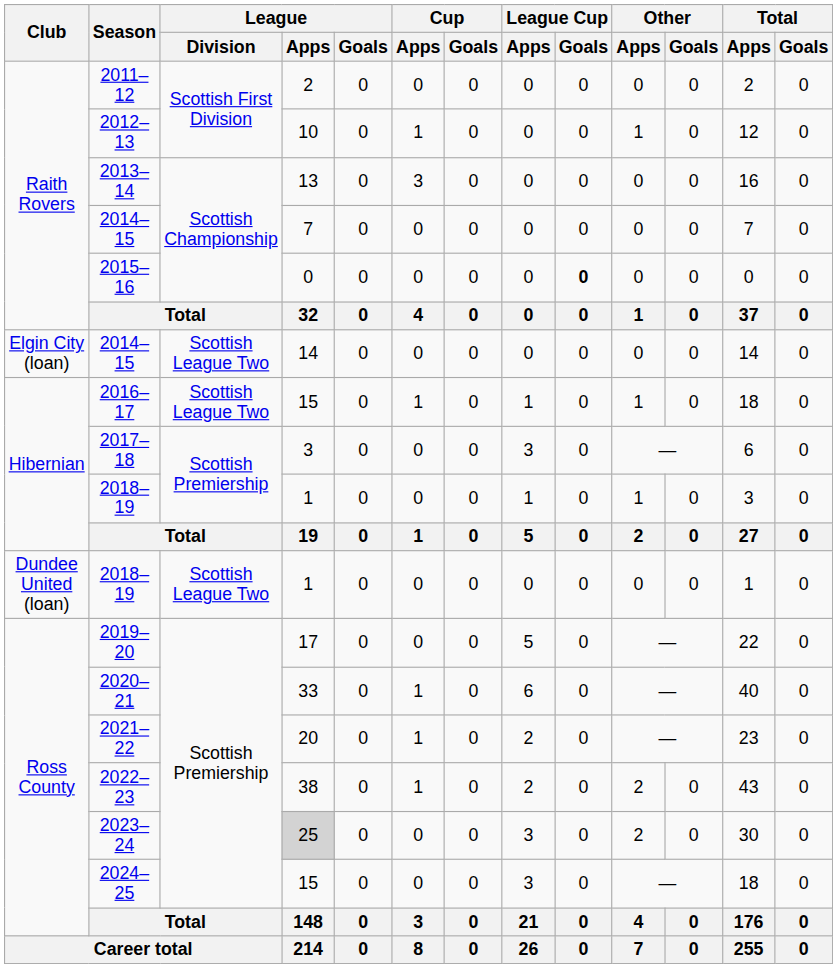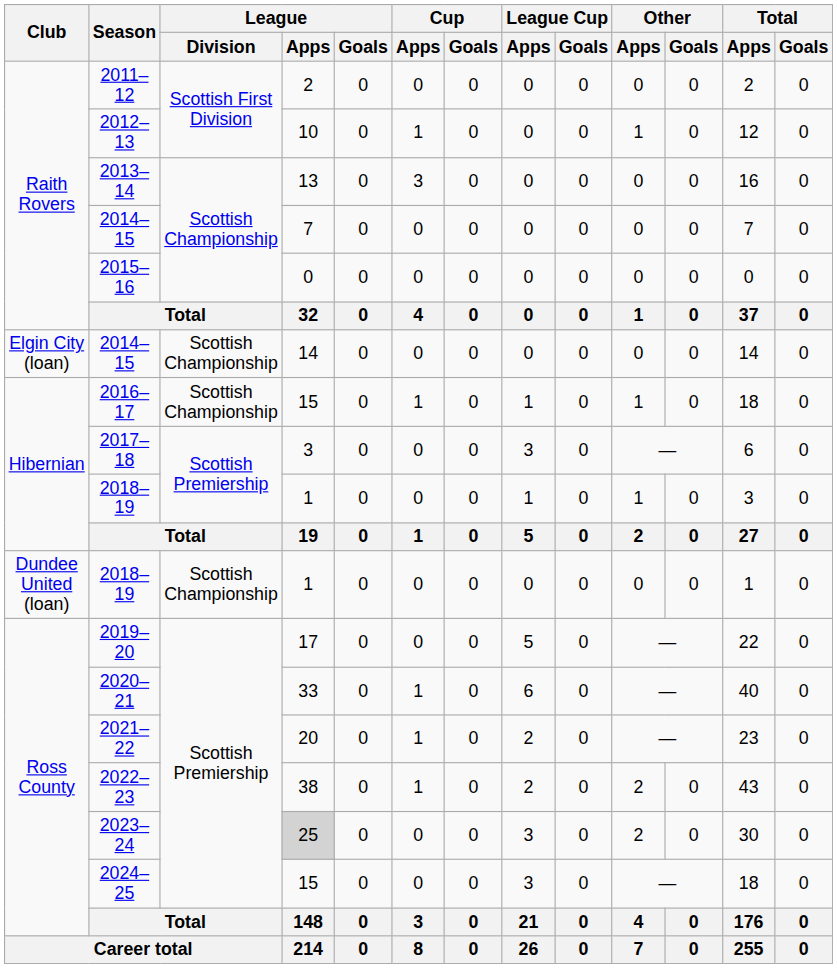(583, 277) bold -> (583, 277) normal
(221, 353) Scottish League Two -> (221, 353) Scottish Championship
(221, 401) Scottish League Two -> (221, 401) Scottish Championship
(221, 584) Scottish League Two -> (221, 584) Scottish Championship
